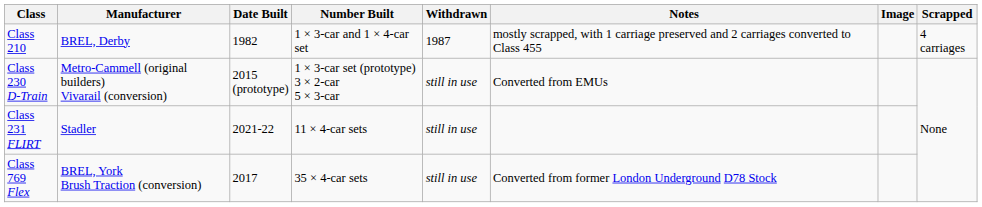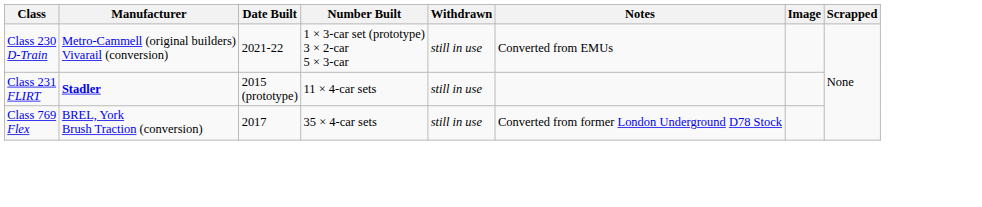- row: (21, 41)
(261, 82) 2015 (prototype) -> (262, 48) 2021-22
(78, 129) normal -> (81, 89) bold
(253, 129) 2021-22 -> (270, 89) 2015 (prototype)
